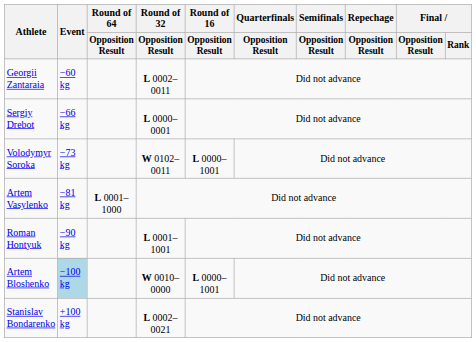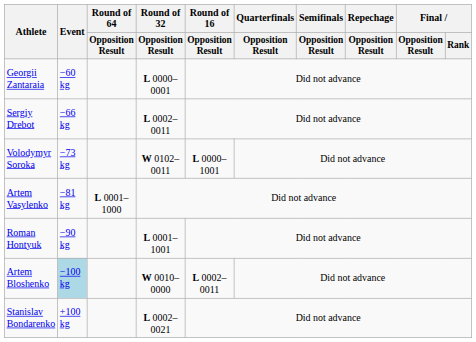(160, 85) L 0002–0011 -> (160, 85) L 0000–0001
(160, 125) L 0000–0001 -> (160, 125) L 0002–0011
(209, 284) L 0000–1001 -> (209, 284) L 0002–0011
